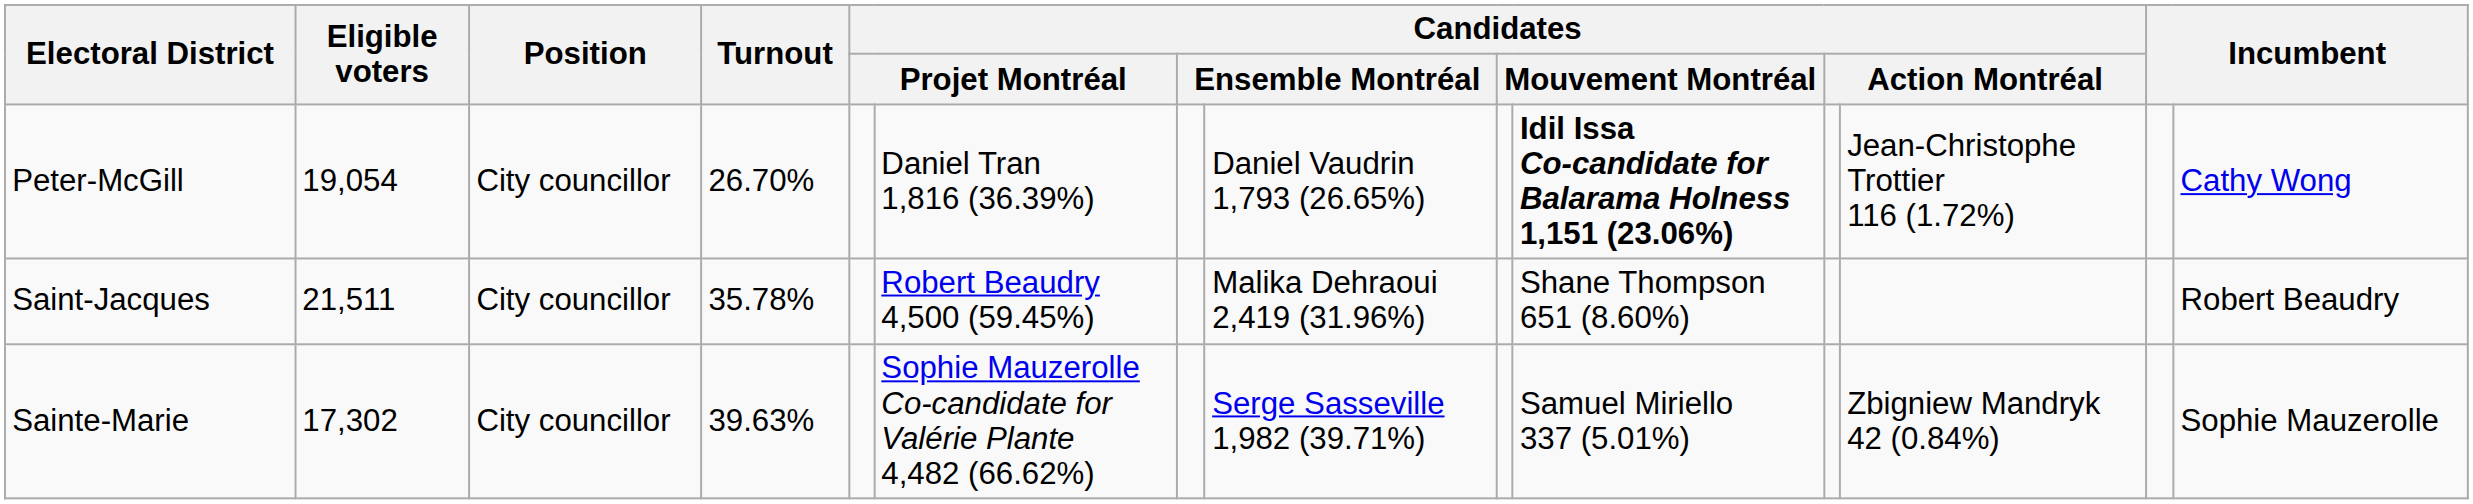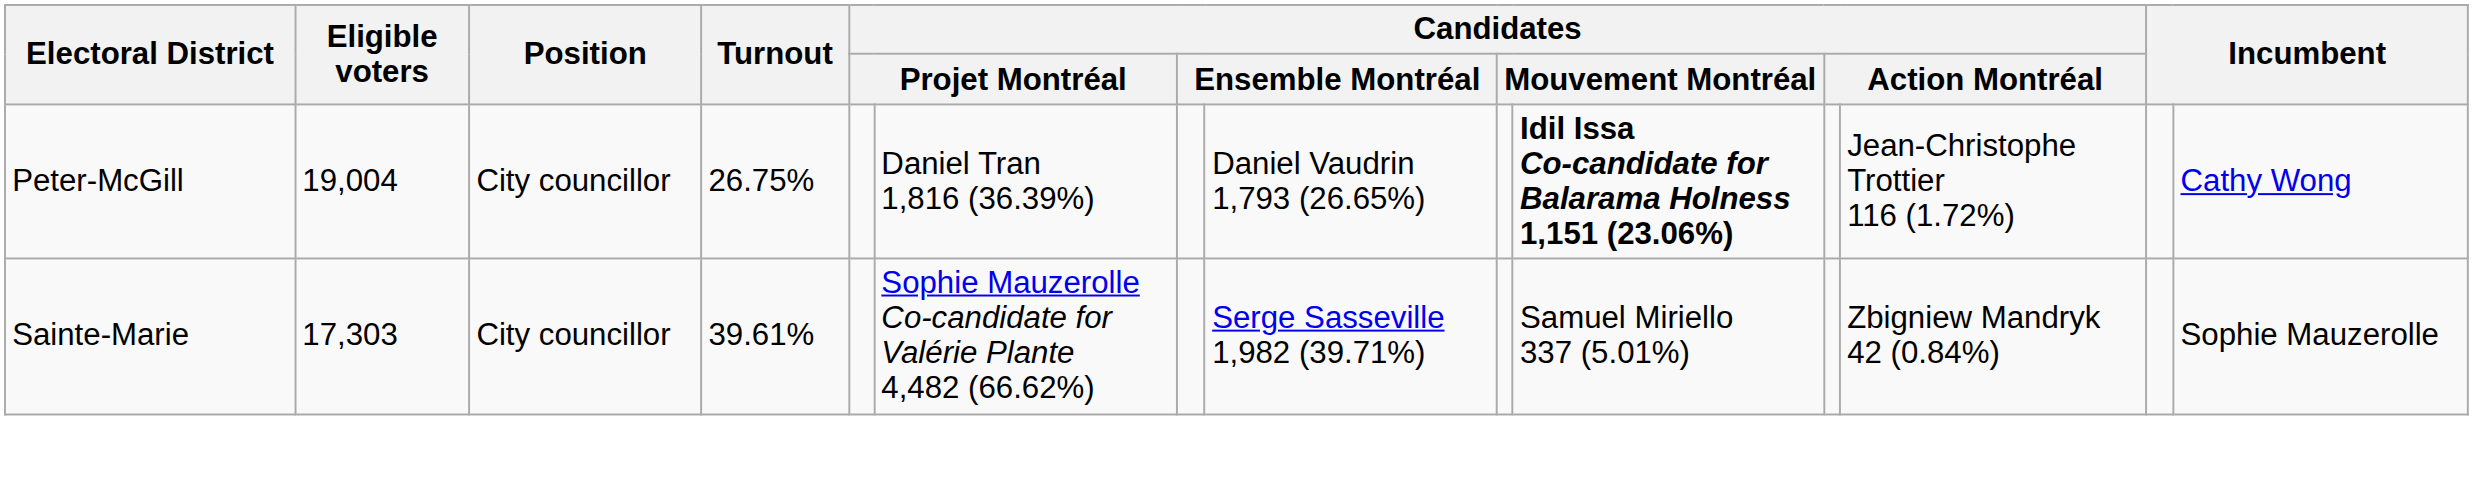(350, 180) 19,054 -> (350, 180) 19,004
(761, 180) 26.70% -> (761, 180) 26.75%
- row: (111, 300)
(350, 420) 17,302 -> (350, 335) 17,303
(761, 420) 39.63% -> (761, 335) 39.61%
